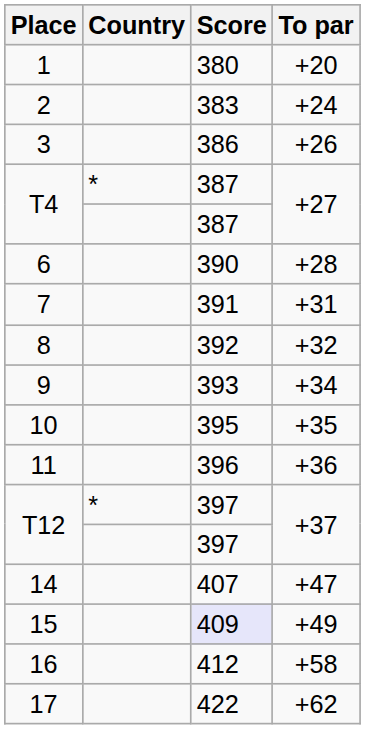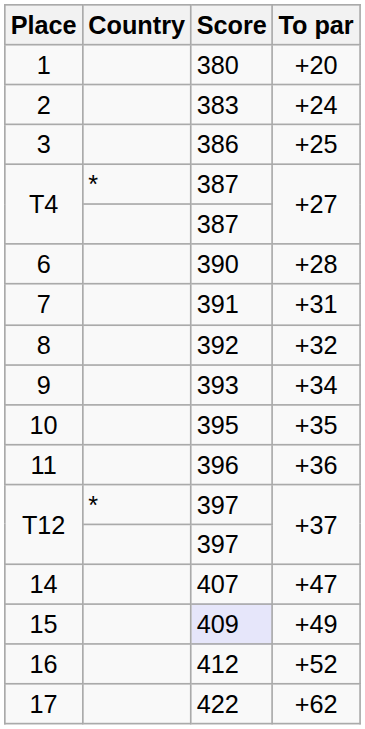(316, 145) +26 -> (316, 145) +25
(316, 664) +58 -> (316, 664) +52
